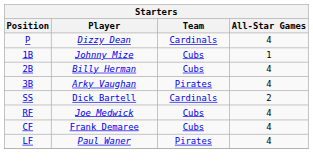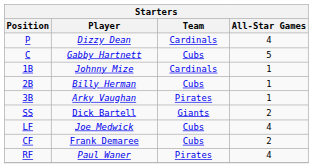+ row: (104, 55)
(193, 55) Cubs -> (193, 69) Cardinals
(269, 69) 4 -> (269, 84) 1
(269, 84) 4 -> (269, 98) 1
(193, 98) Cardinals -> (193, 112) Giants
(28, 112) RF -> (28, 127) LF
(269, 127) 4 -> (269, 141) 2
(28, 141) LF -> (28, 156) RF
